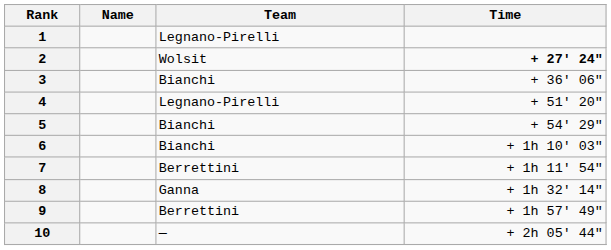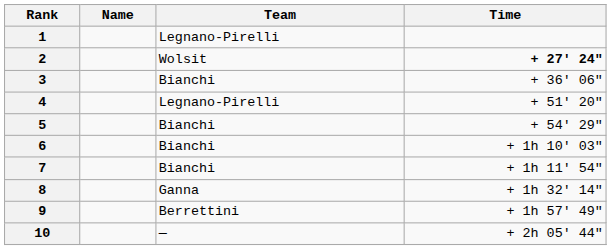(199, 168) Berrettini -> (187, 168) Bianchi
